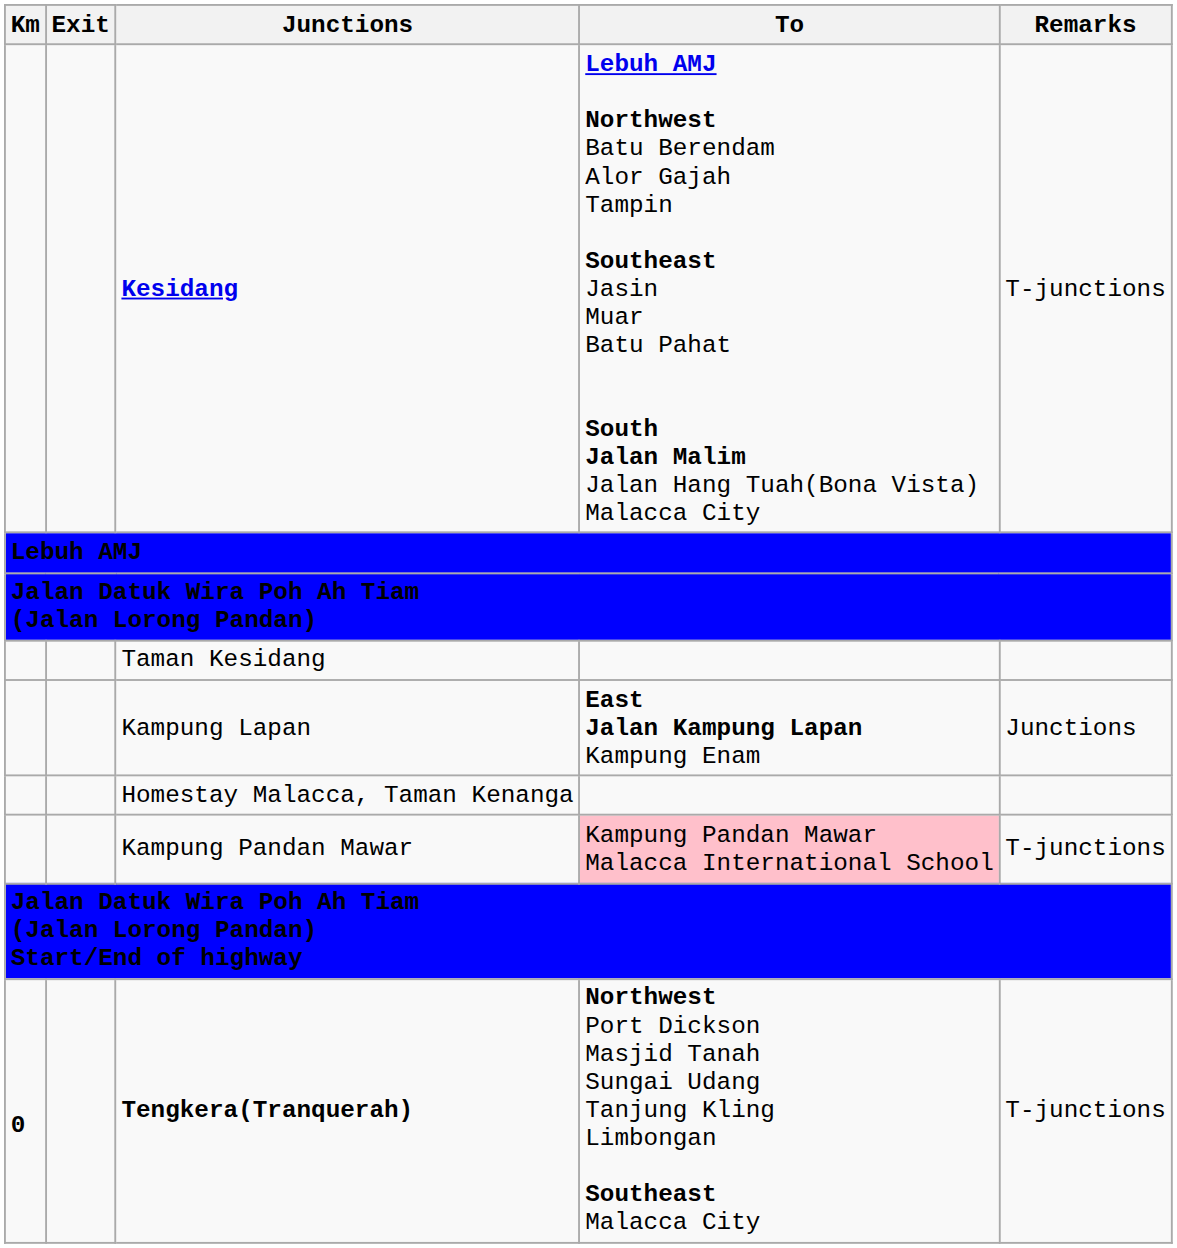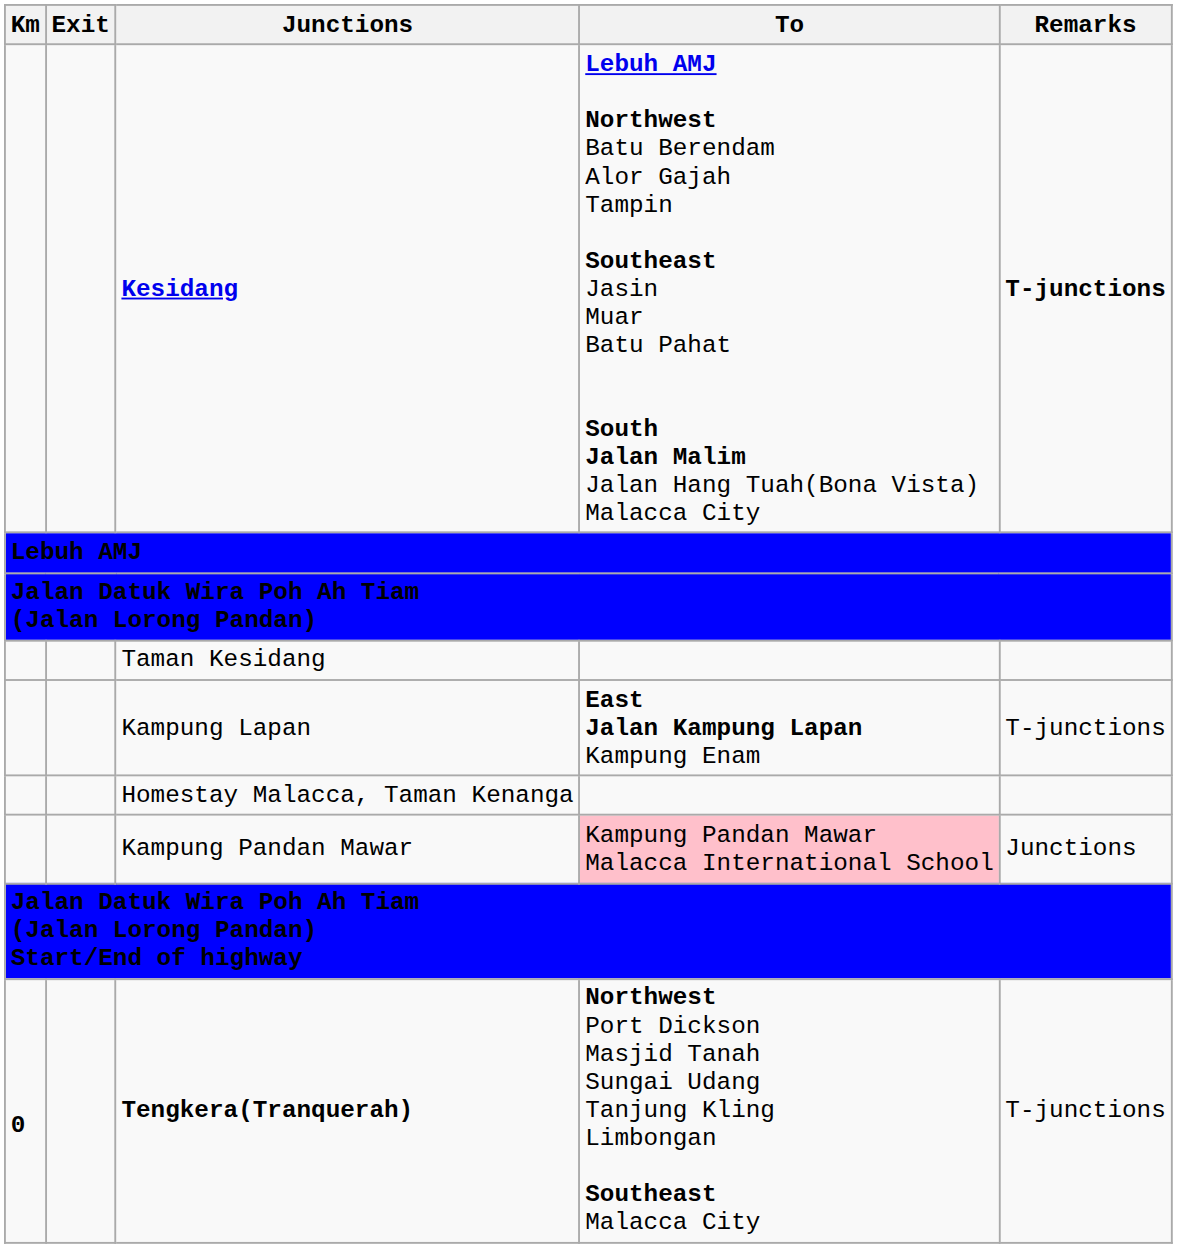(1086, 289) normal -> (1086, 289) bold
(1071, 728) Junctions -> (1086, 728) T-junctions
(1086, 849) T-junctions -> (1071, 849) Junctions
